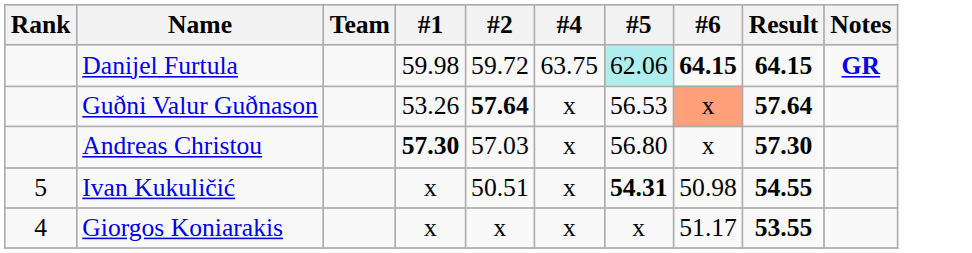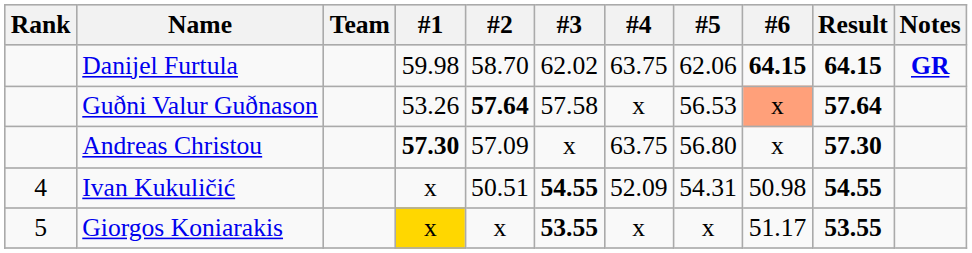+ column: (569, 24)
(500, 65) 59.72 -> (500, 65) 58.70
(639, 65) paleturquoise background -> (708, 65) no background
(500, 146) 57.03 -> (500, 146) 57.09
(569, 146) x -> (639, 146) 63.75
(41, 187) 5 -> (41, 187) 4
(569, 187) x -> (639, 187) 52.09
(639, 187) bold -> (708, 187) normal
(41, 227) 4 -> (41, 227) 5
(430, 227) no background -> (430, 227) gold background
